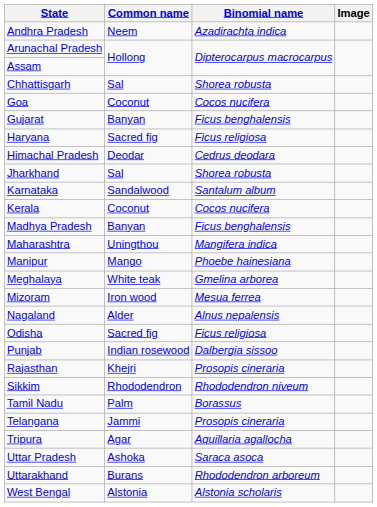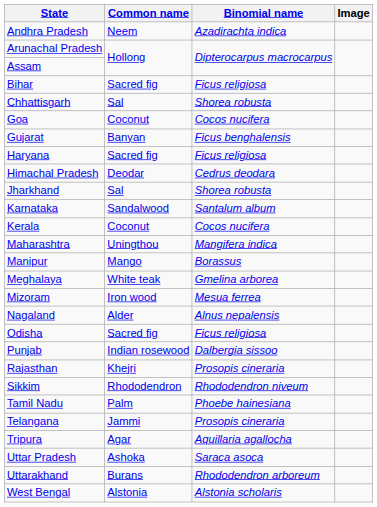+ row: (20, 84)
- row: (49, 226)
(243, 262) Phoebe hainesiana -> (218, 262) Borassus
(218, 404) Borassus -> (243, 404) Phoebe hainesiana
